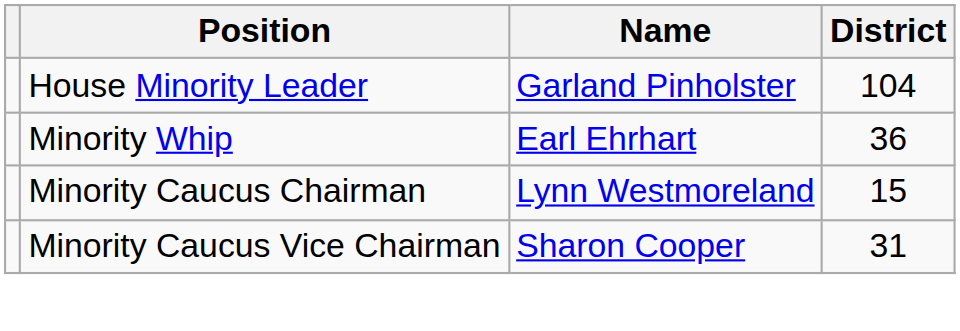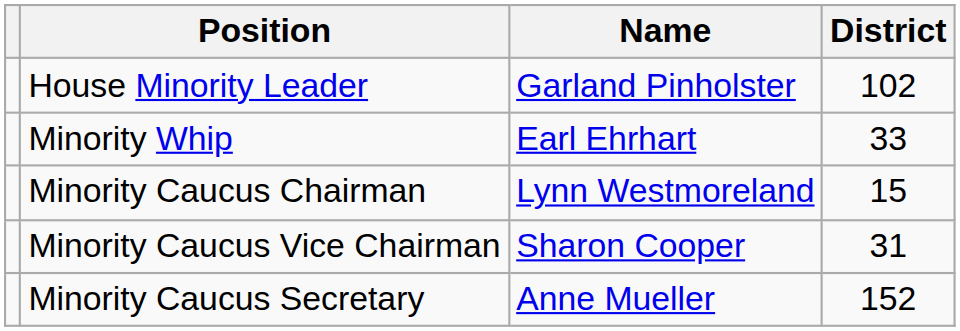(888, 84) 104 -> (888, 84) 102
(888, 138) 36 -> (888, 138) 33
+ row: (226, 298)
